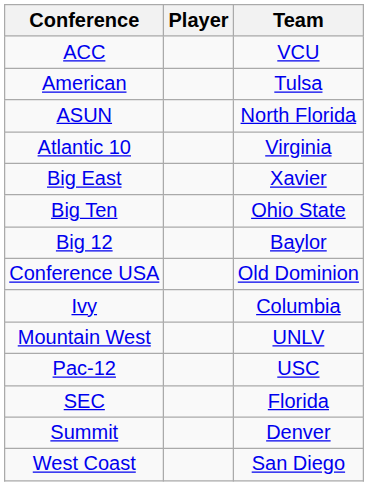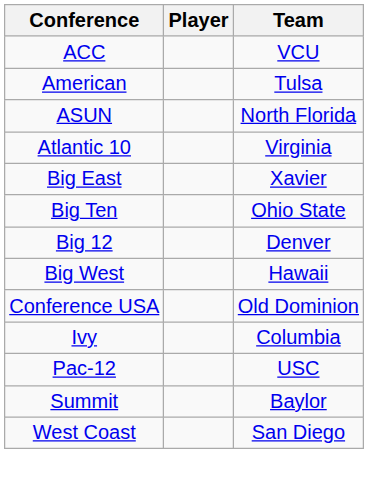(298, 242) Baylor -> (298, 242) Denver
+ row: (84, 274)
- row: (84, 337)
- row: (84, 400)
(298, 432) Denver -> (298, 400) Baylor
